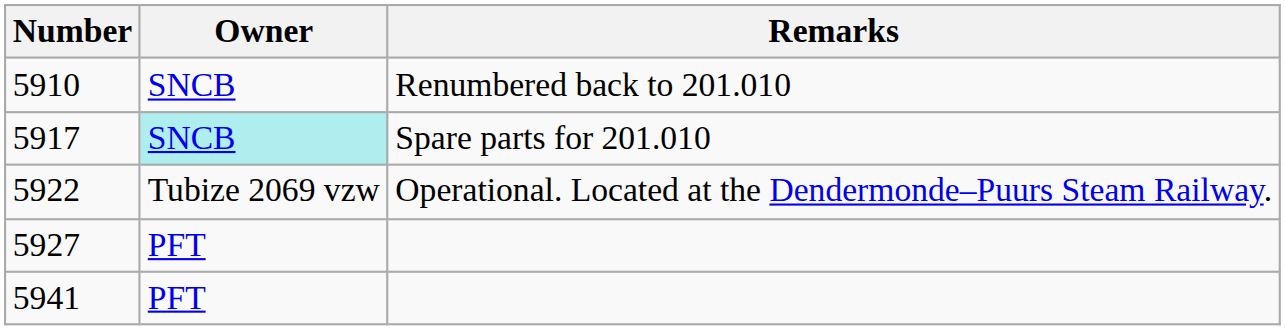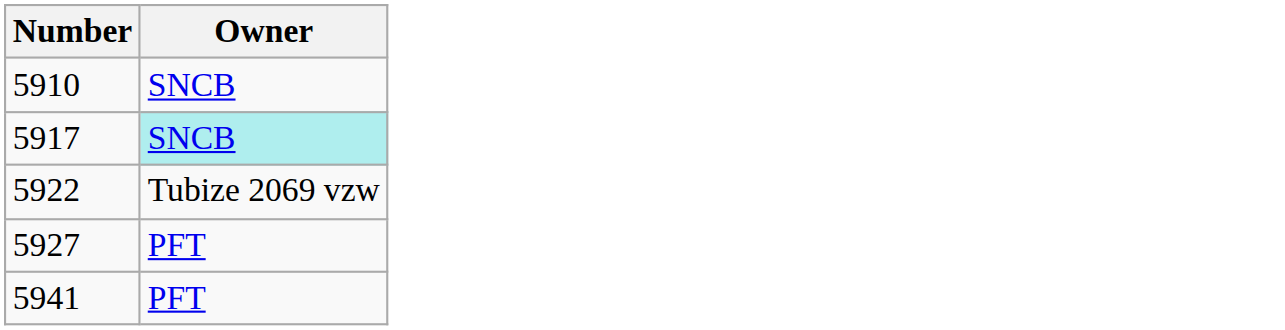- column: (834, 31)
